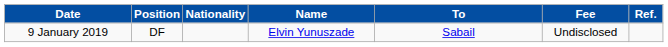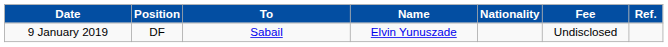columns swapped: (215, 14) <-> (459, 14)
